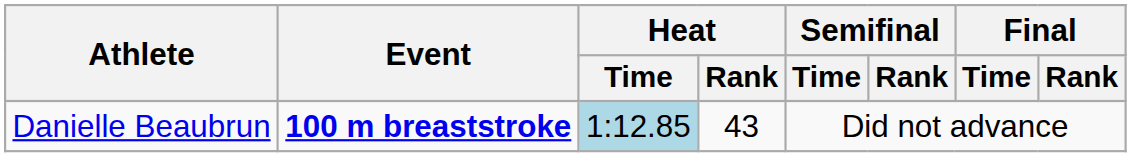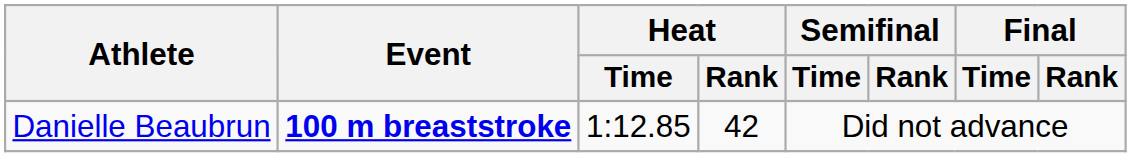(638, 127) lightblue background -> (638, 127) no background
(742, 127) 43 -> (742, 127) 42
